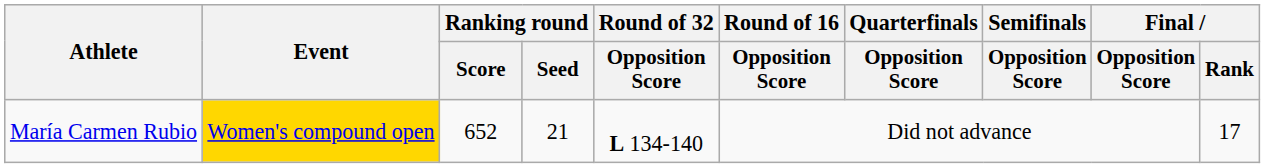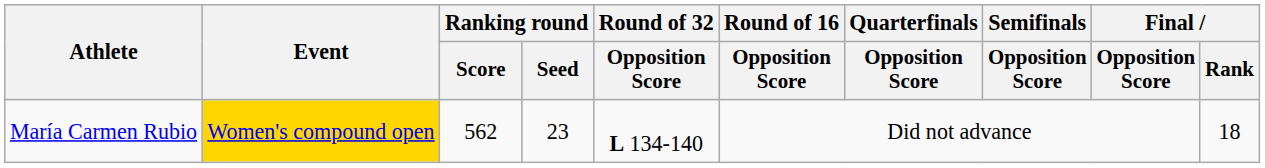(481, 131) 652 -> (481, 131) 562
(558, 131) 21 -> (558, 131) 23
(1229, 131) 17 -> (1229, 131) 18
